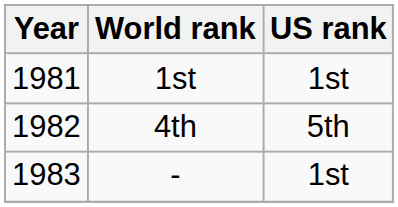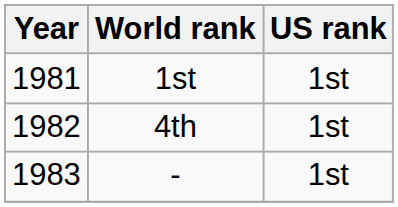(328, 126) 5th -> (328, 126) 1st
